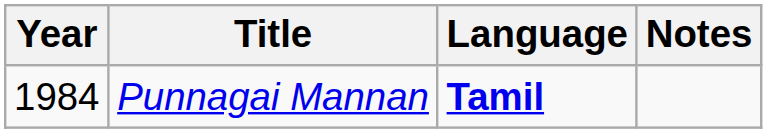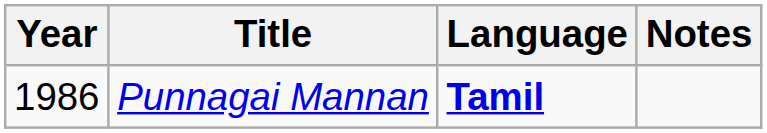(57, 95) 1984 -> (57, 95) 1986
